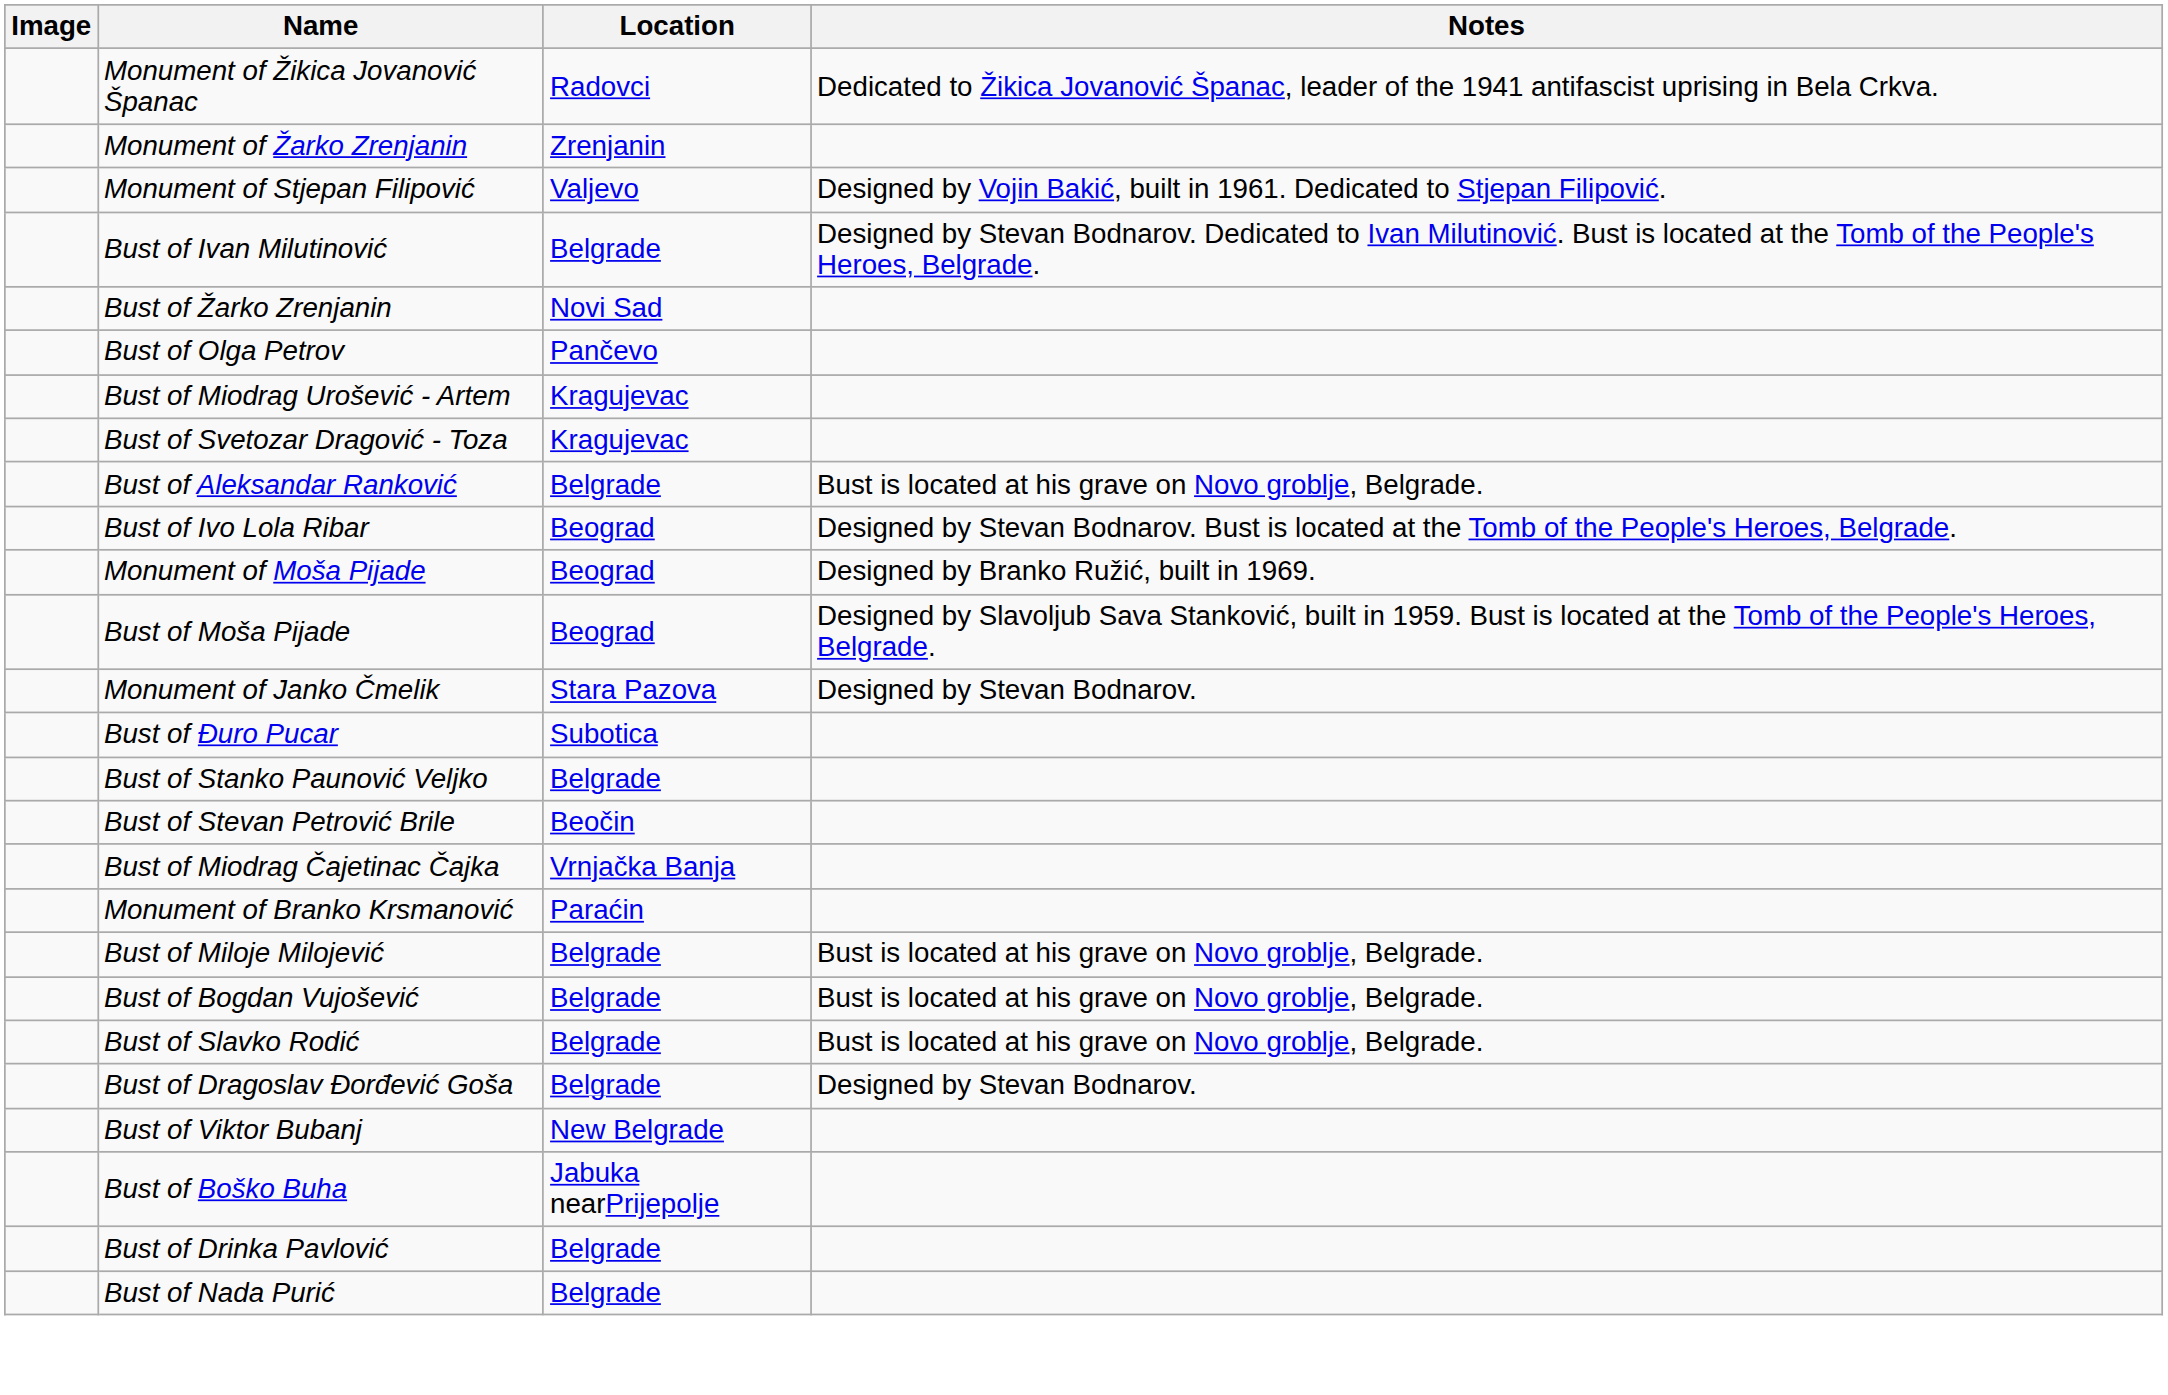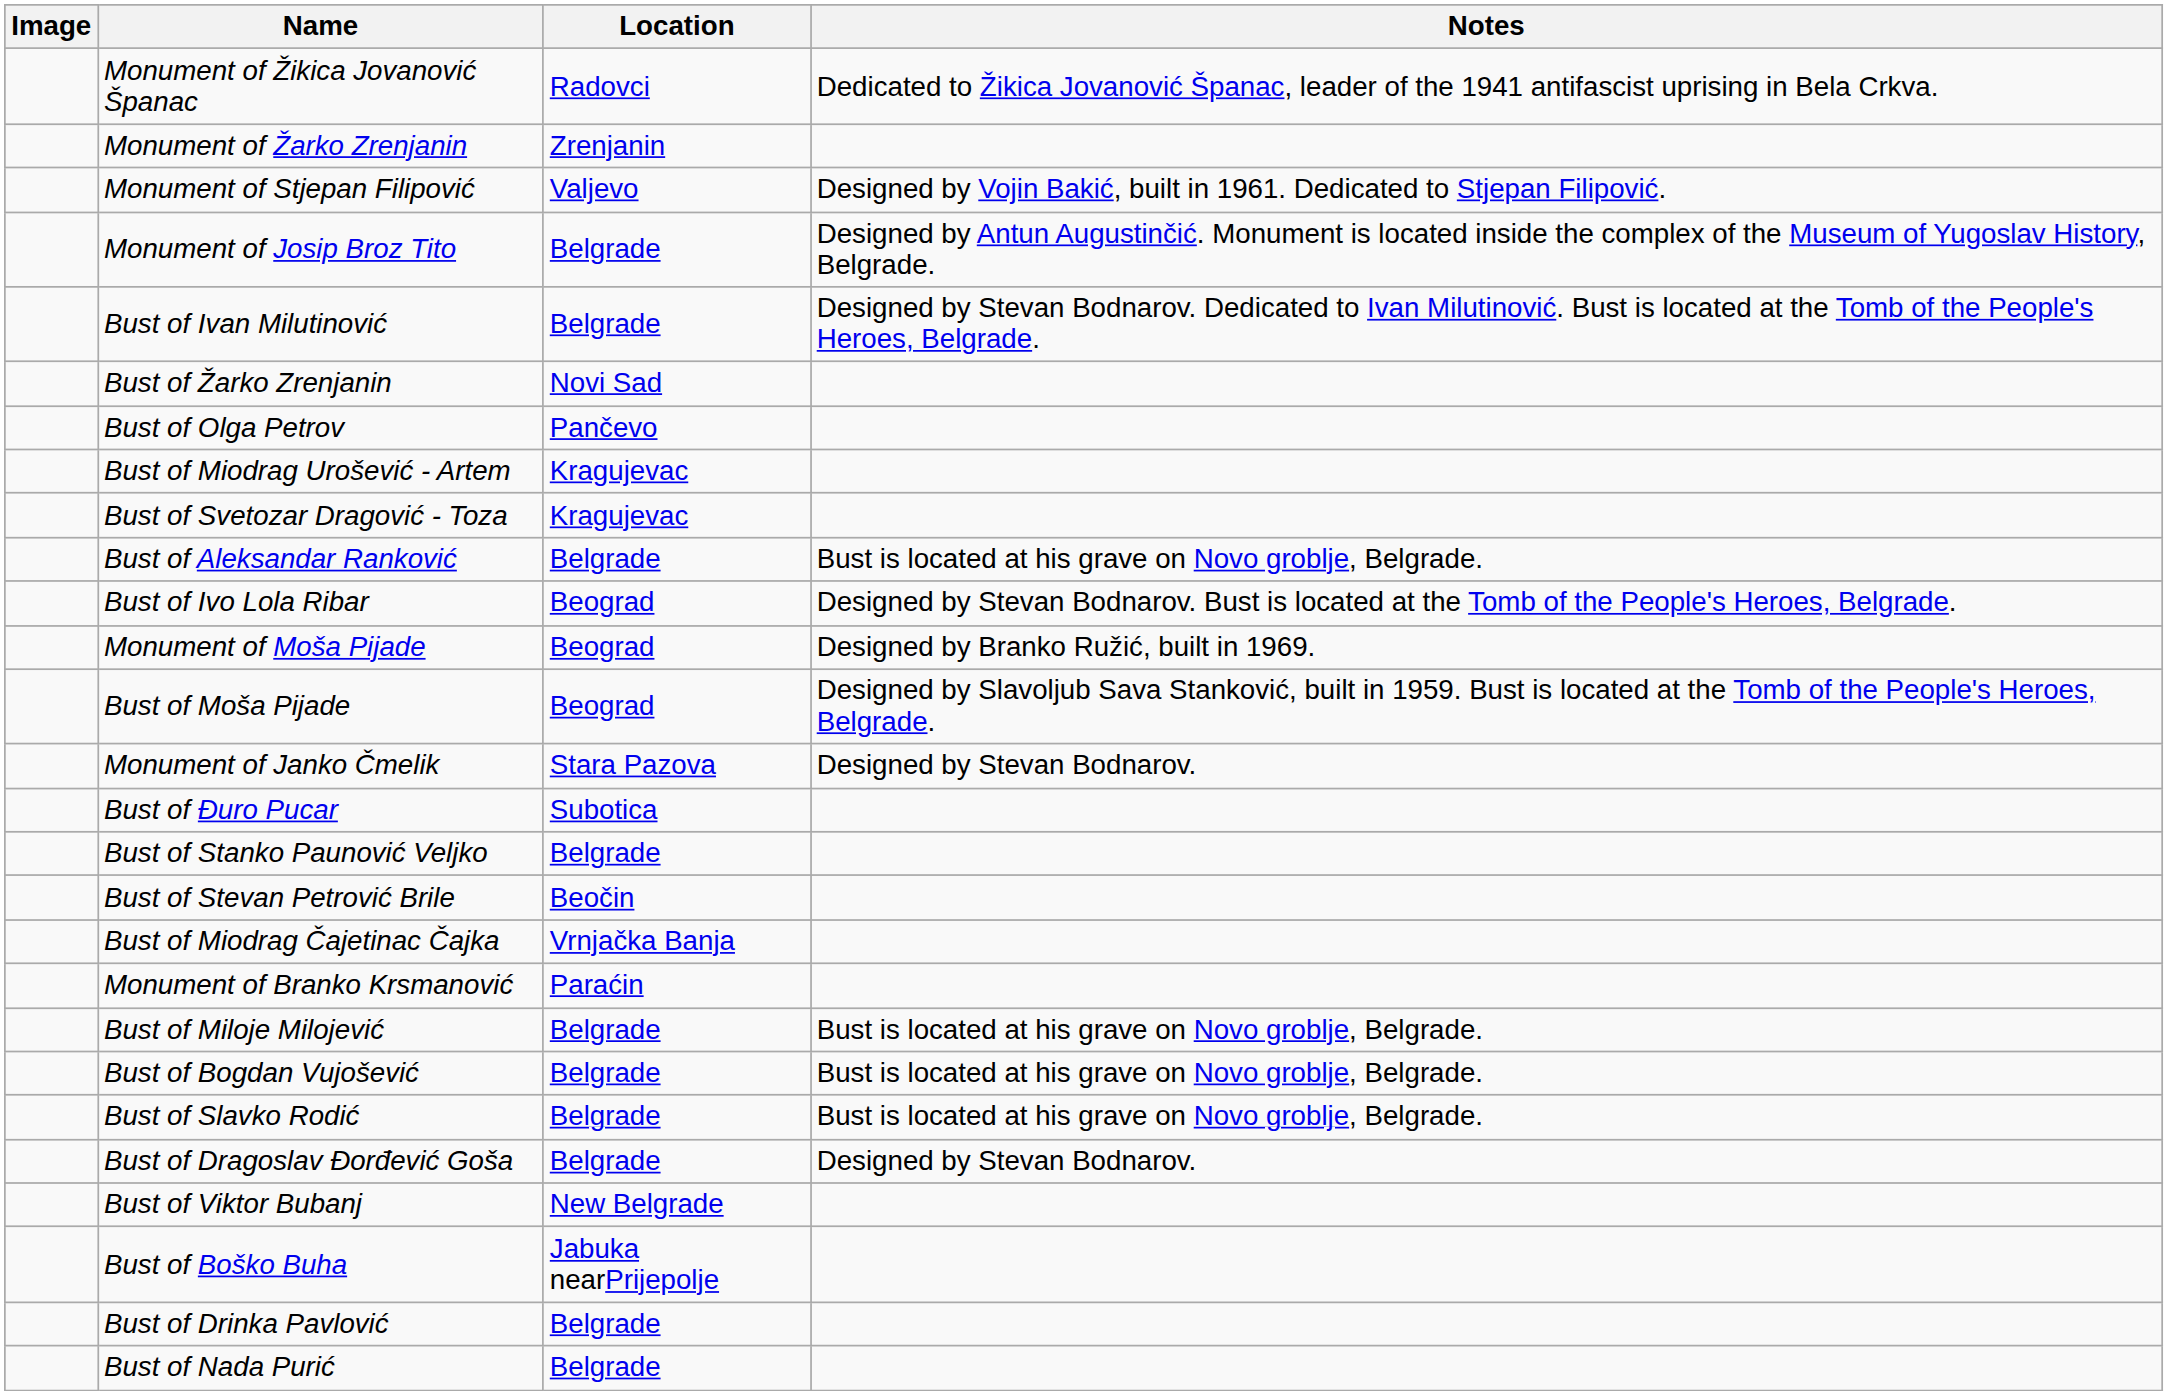+ row: (280, 248)
